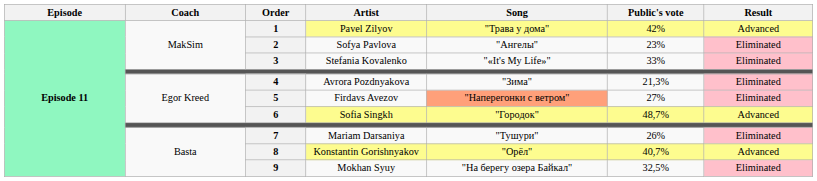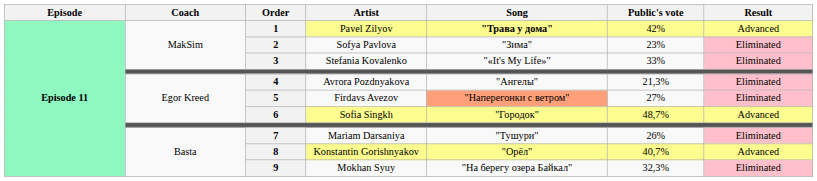(517, 28) normal -> (517, 28) bold
(517, 45) "Ангелы" -> (517, 45) "Зима"
(517, 82) "Зима" -> (517, 82) "Ангелы"
(656, 168) 32,5% -> (656, 168) 32,3%
